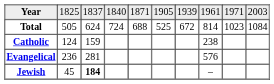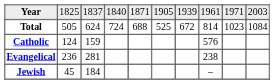(211, 42) 238 -> (211, 42) 576
(211, 56) 576 -> (211, 56) 238
(93, 71) bold -> (93, 71) normal
